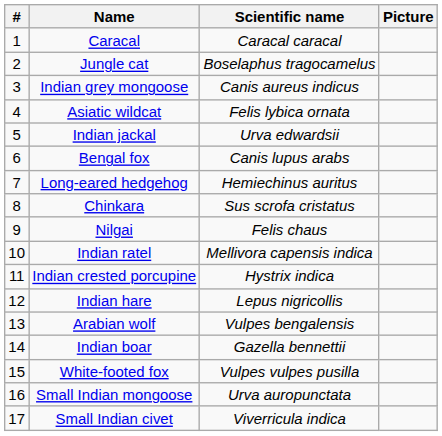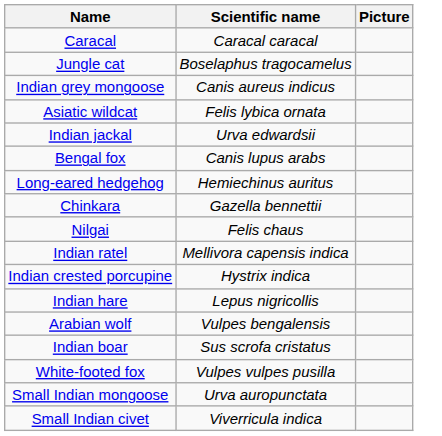- column: (17, 16)
(290, 206) Sus scrofa cristatus -> (266, 206) Gazella bennettii
(290, 347) Gazella bennettii -> (266, 347) Sus scrofa cristatus
